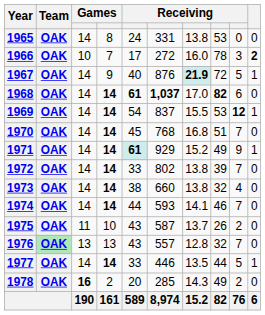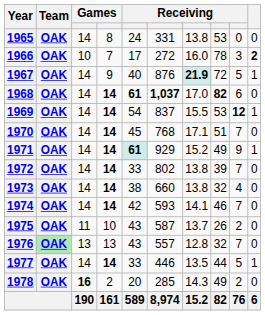(197, 132) 16.8 -> (197, 132) 17.1
(135, 207) 44 -> (135, 207) 42
